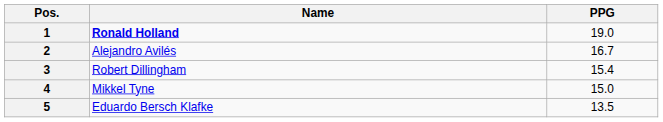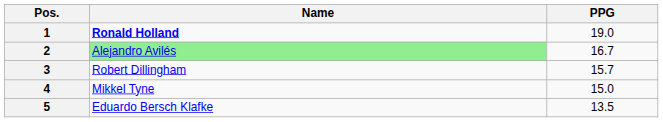(134, 51) no background -> (134, 51) lightgreen background
(602, 70) 15.4 -> (602, 70) 15.7
